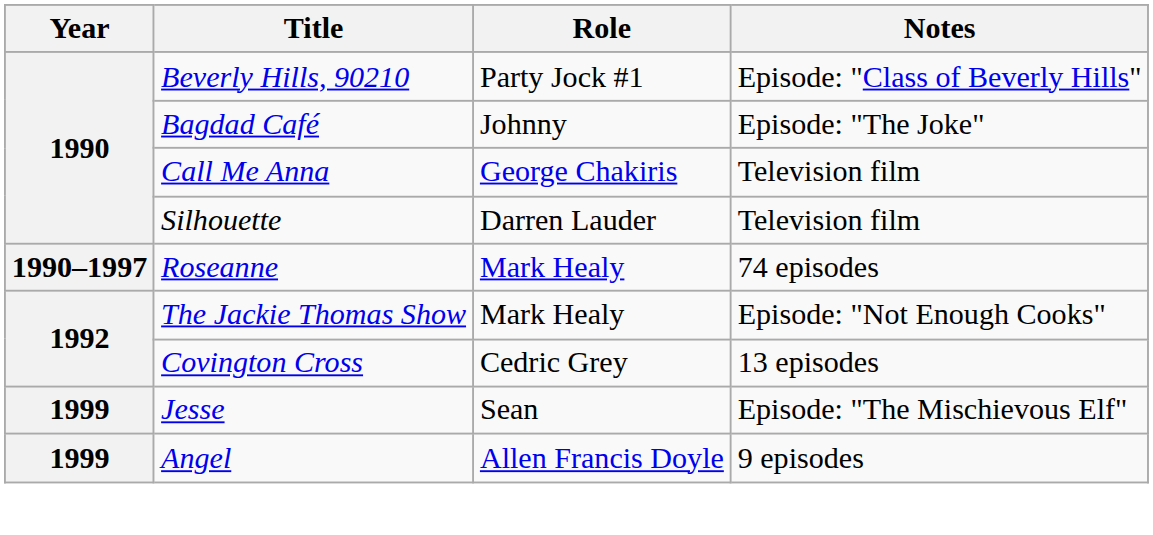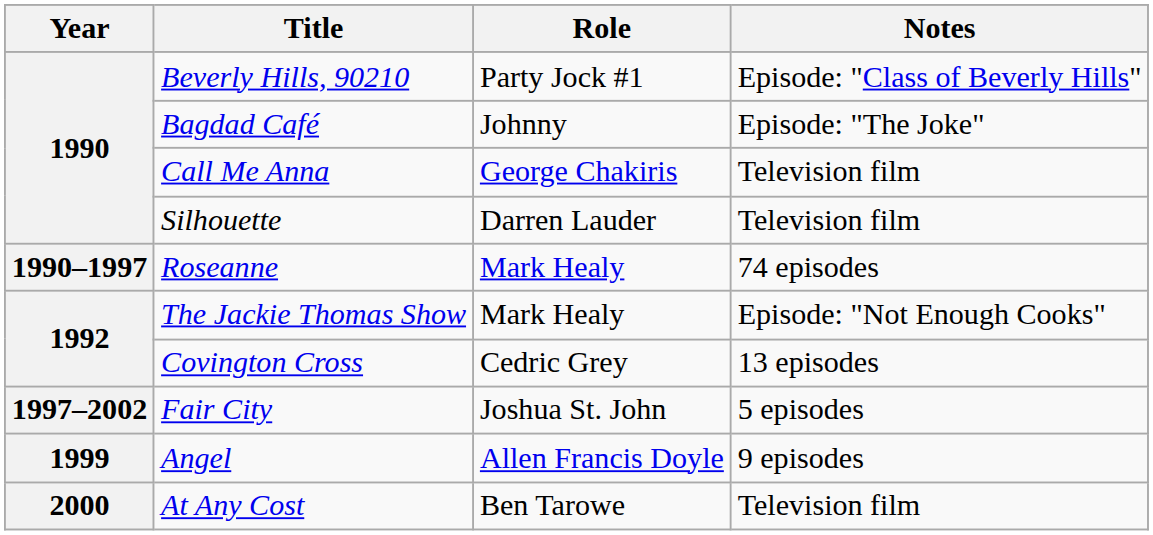+ row: (217, 409)
- row: (193, 409)
+ row: (233, 505)
